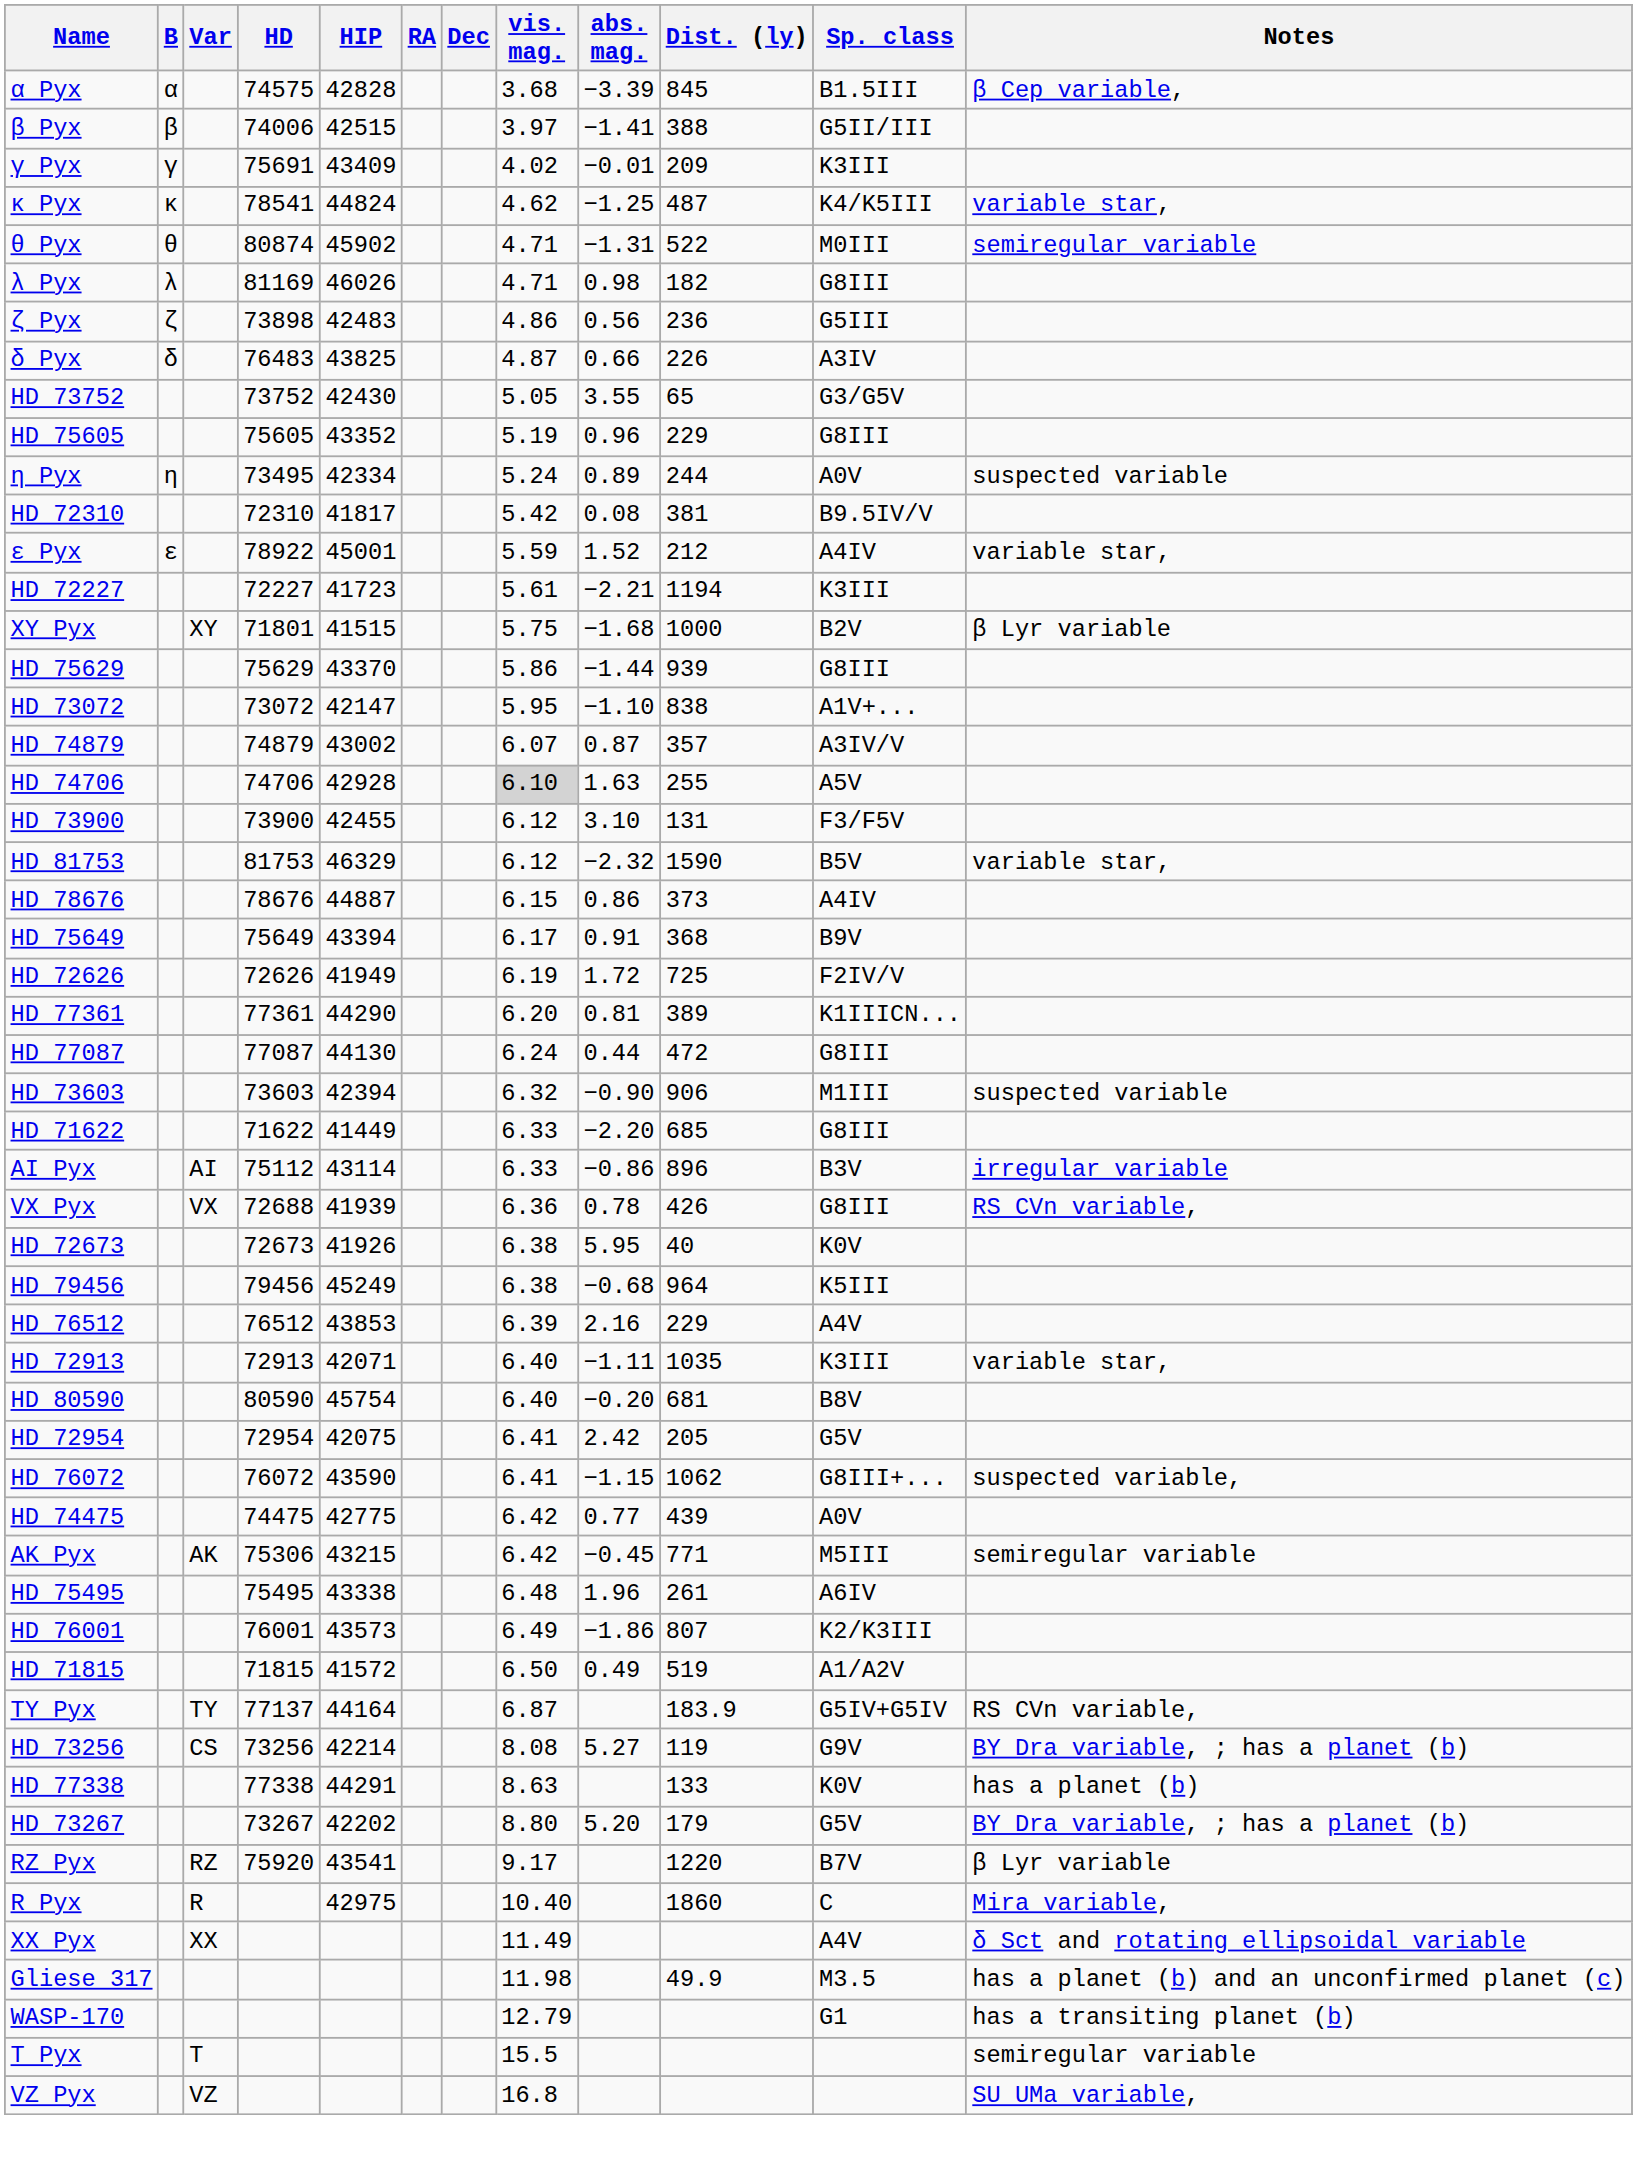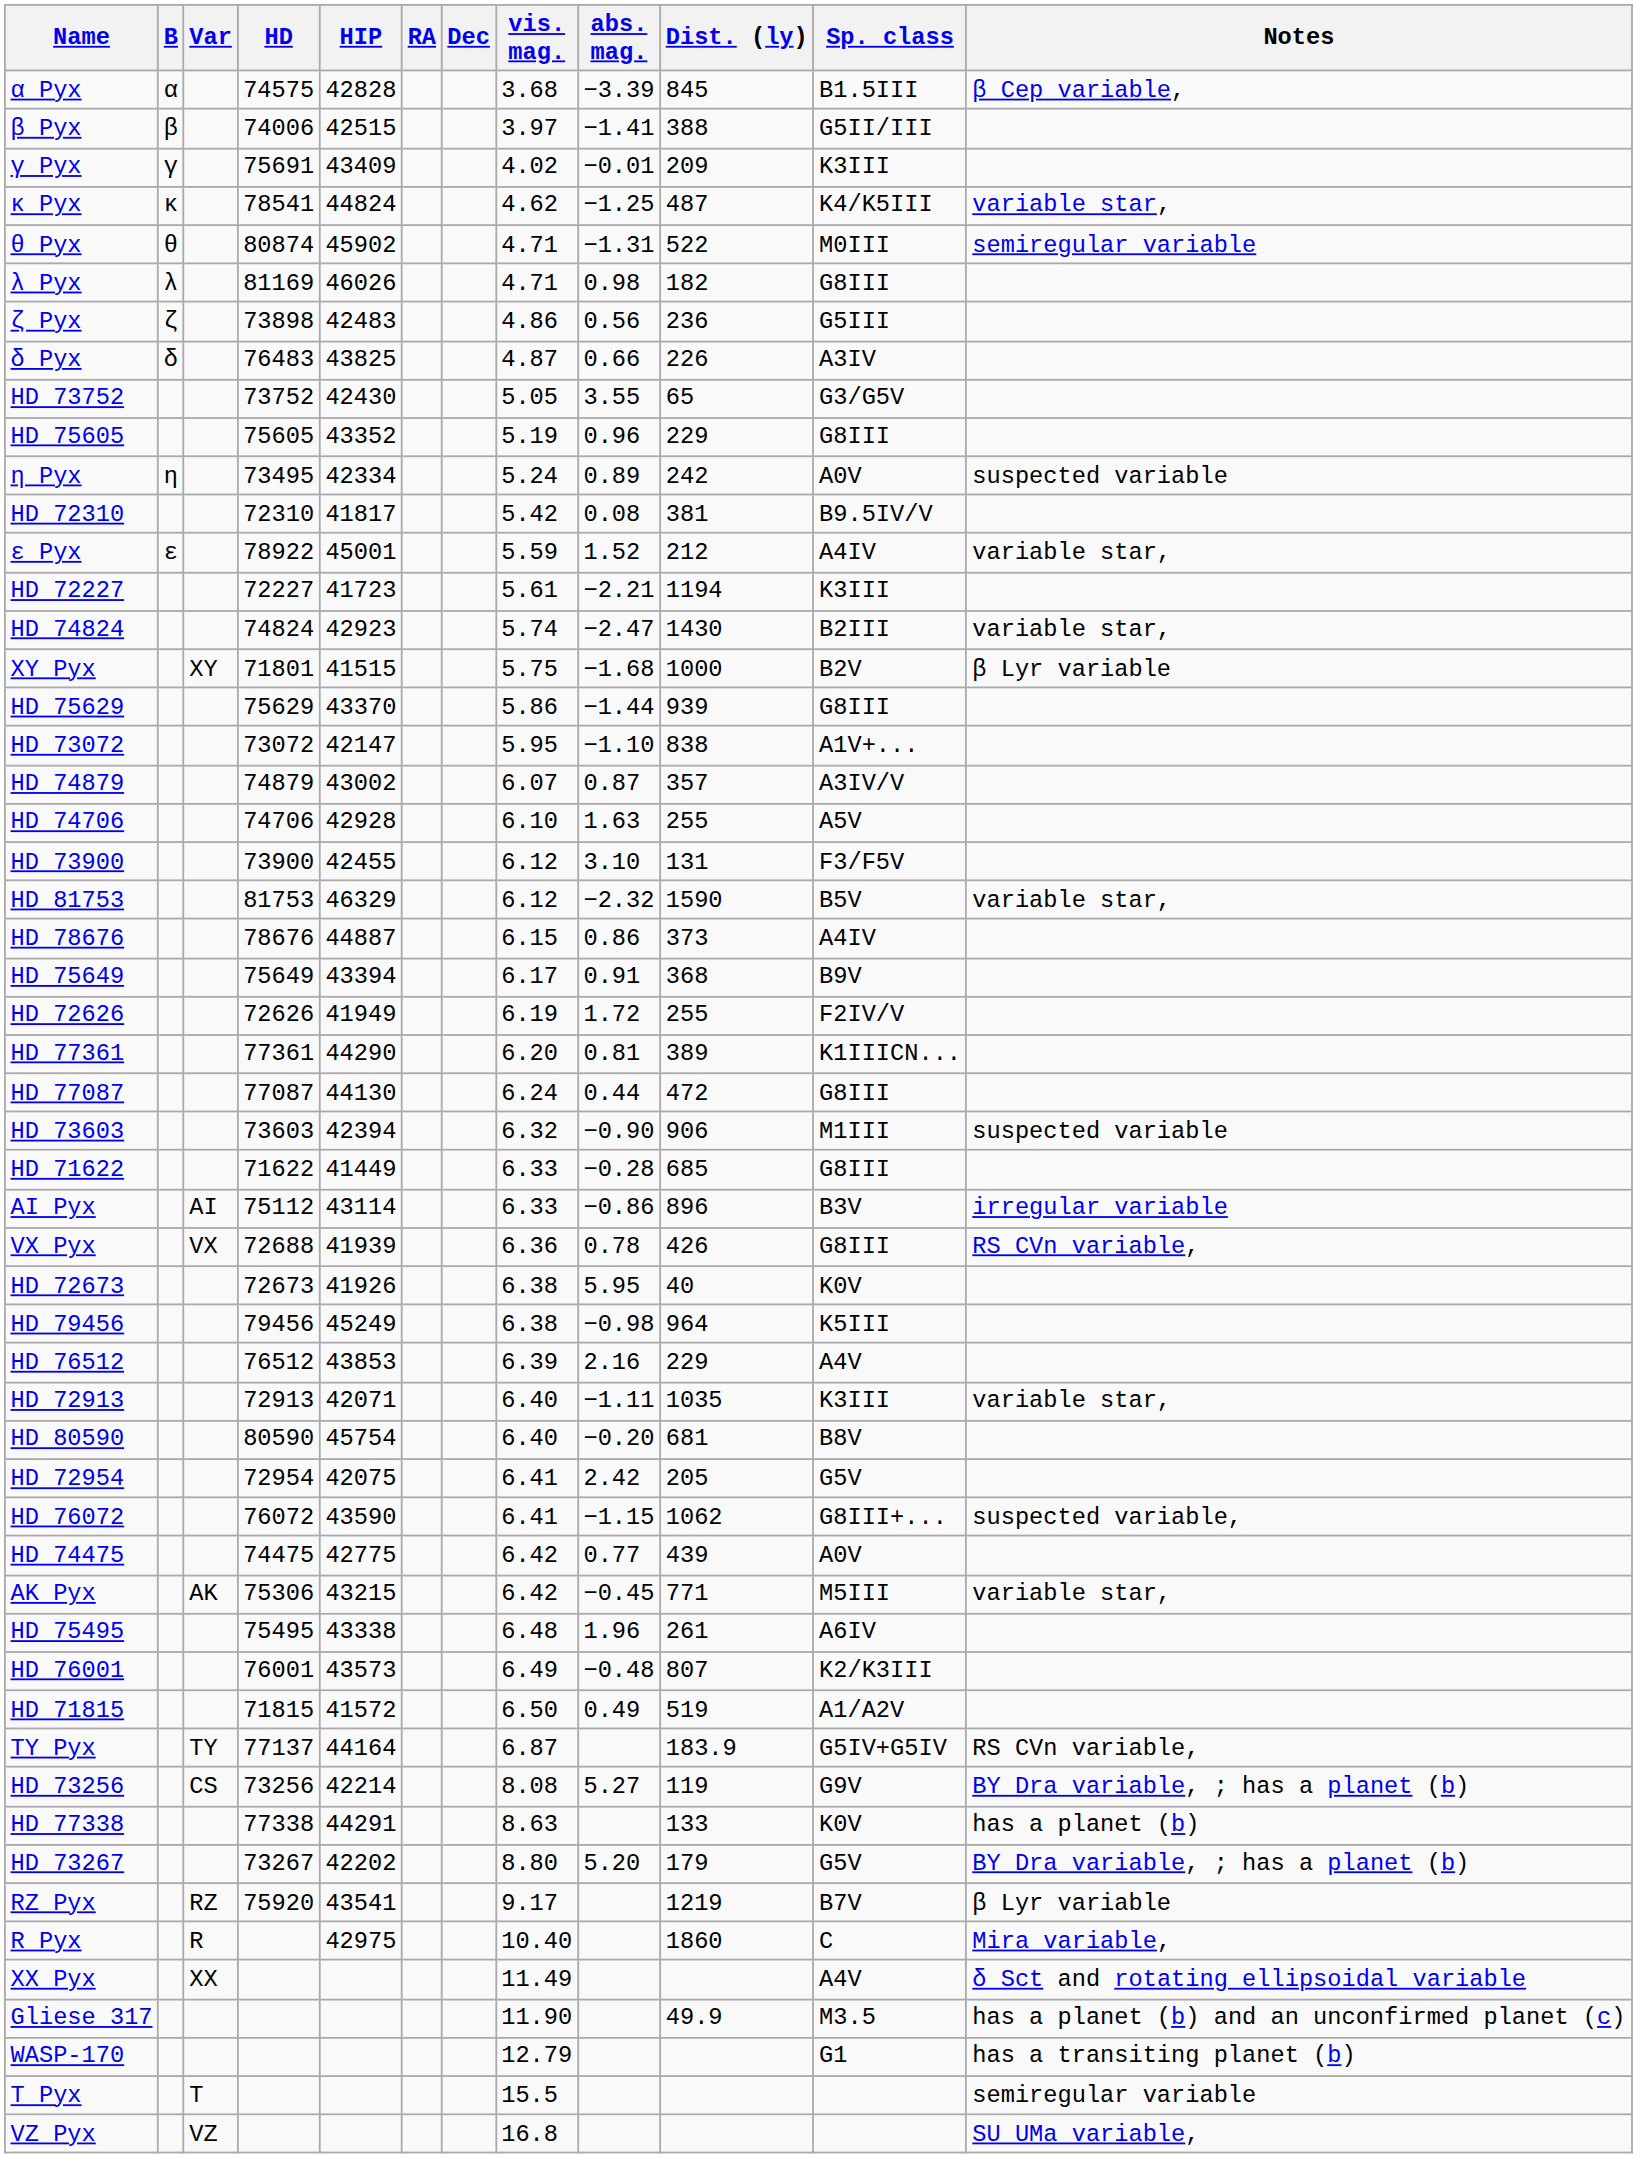(687, 476) 244 -> (687, 476) 242
+ row: (67, 630)
(530, 784) lightgrey background -> (530, 823) no background
(687, 977) 725 -> (687, 1016) 255
(619, 1131) −2.20 -> (619, 1170) −0.28
(619, 1285) −0.68 -> (619, 1324) −0.98
(1114, 1555) semiregular variable -> (1072, 1594) variable star,
(619, 1633) −1.86 -> (619, 1671) −0.48
(694, 1864) 1220 -> (694, 1902) 1219
(537, 1980) 11.98 -> (537, 2018) 11.90
